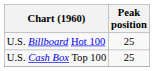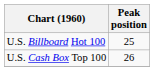(129, 58) 25 -> (129, 58) 26
